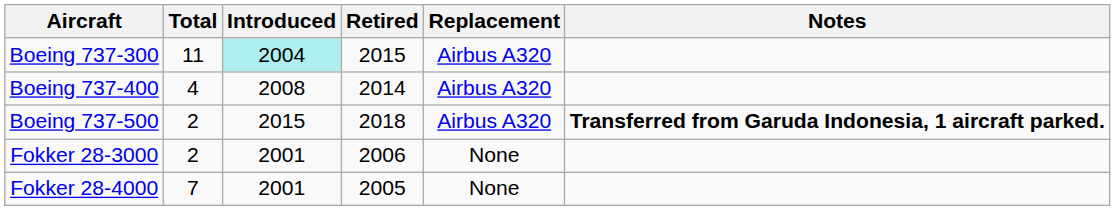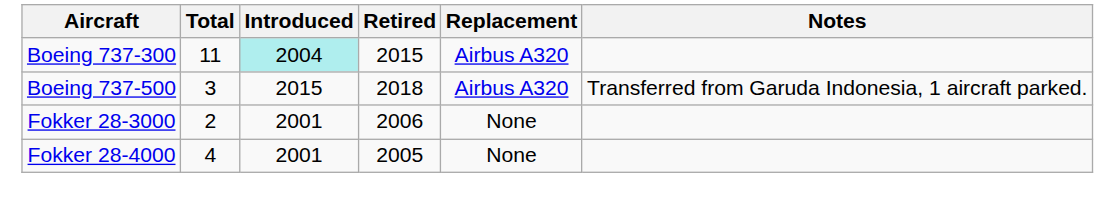- row: (84, 88)
(193, 121) 2 -> (210, 88) 3
(837, 121) bold -> (837, 88) normal
(193, 188) 7 -> (210, 155) 4
